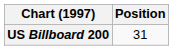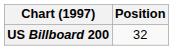(140, 34) 31 -> (140, 34) 32
